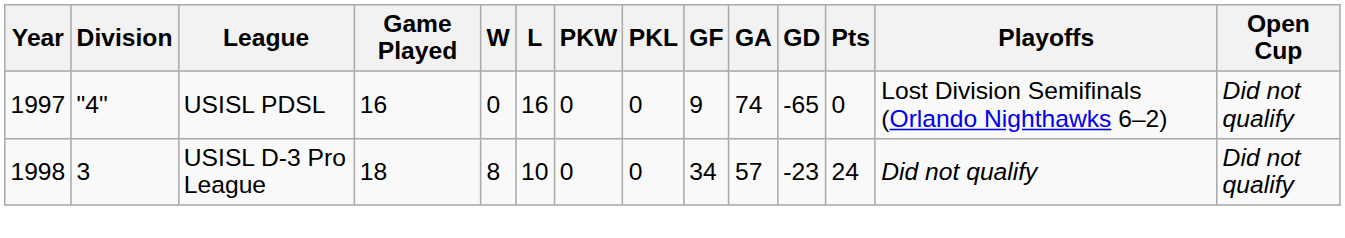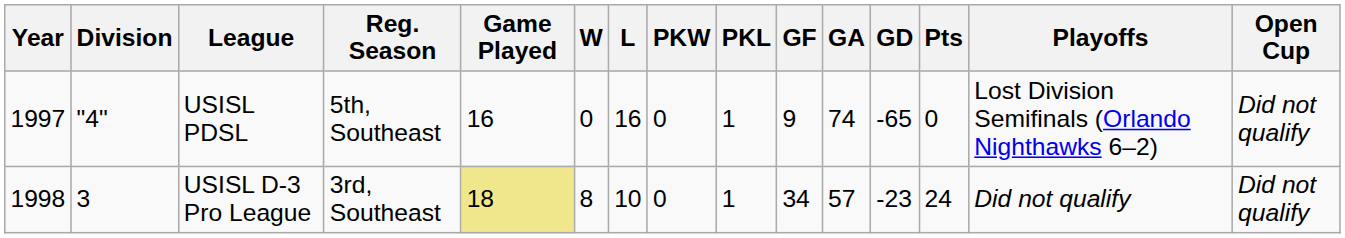+ column: (393, 37)
(636, 104) 0 -> (729, 118) 1
(374, 171) no background -> (480, 199) khaki background
(636, 171) 0 -> (729, 199) 1
